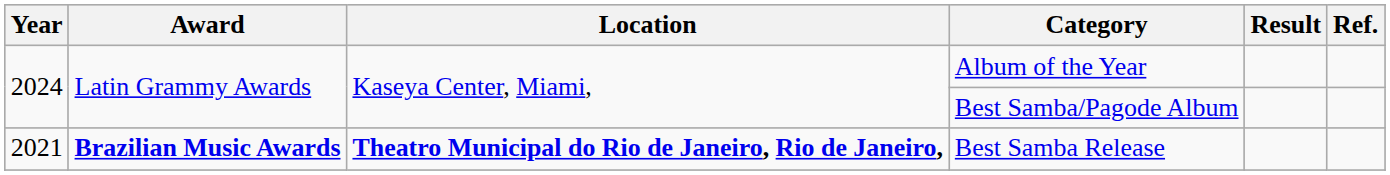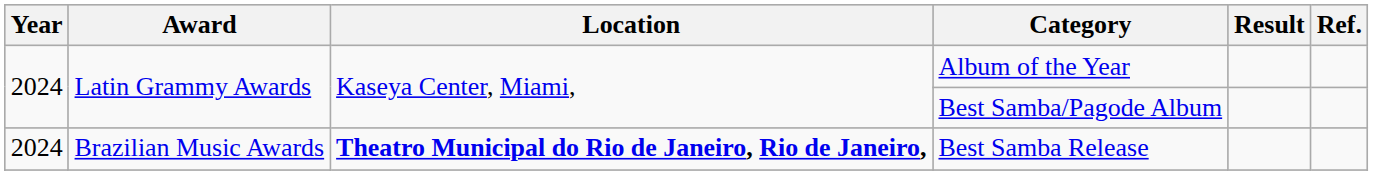(37, 148) 2021 -> (37, 148) 2024
(208, 148) bold -> (199, 148) normal
